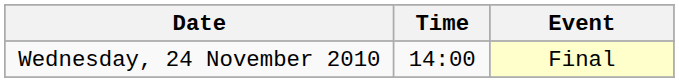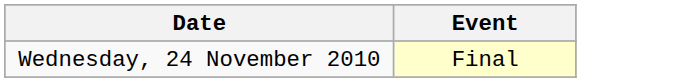- column: (442, 23)
